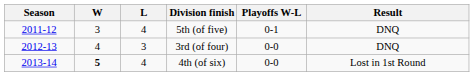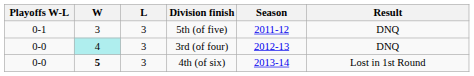columns swapped: (39, 12) <-> (272, 12)
(144, 29) 4 -> (144, 29) 3
(97, 46) no background -> (97, 46) paleturquoise background
(144, 63) 4 -> (144, 63) 3
